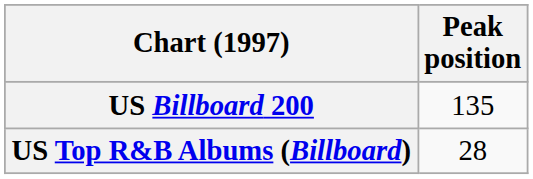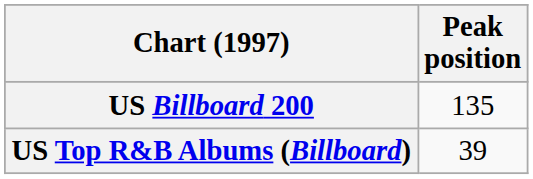(473, 150) 28 -> (473, 150) 39
